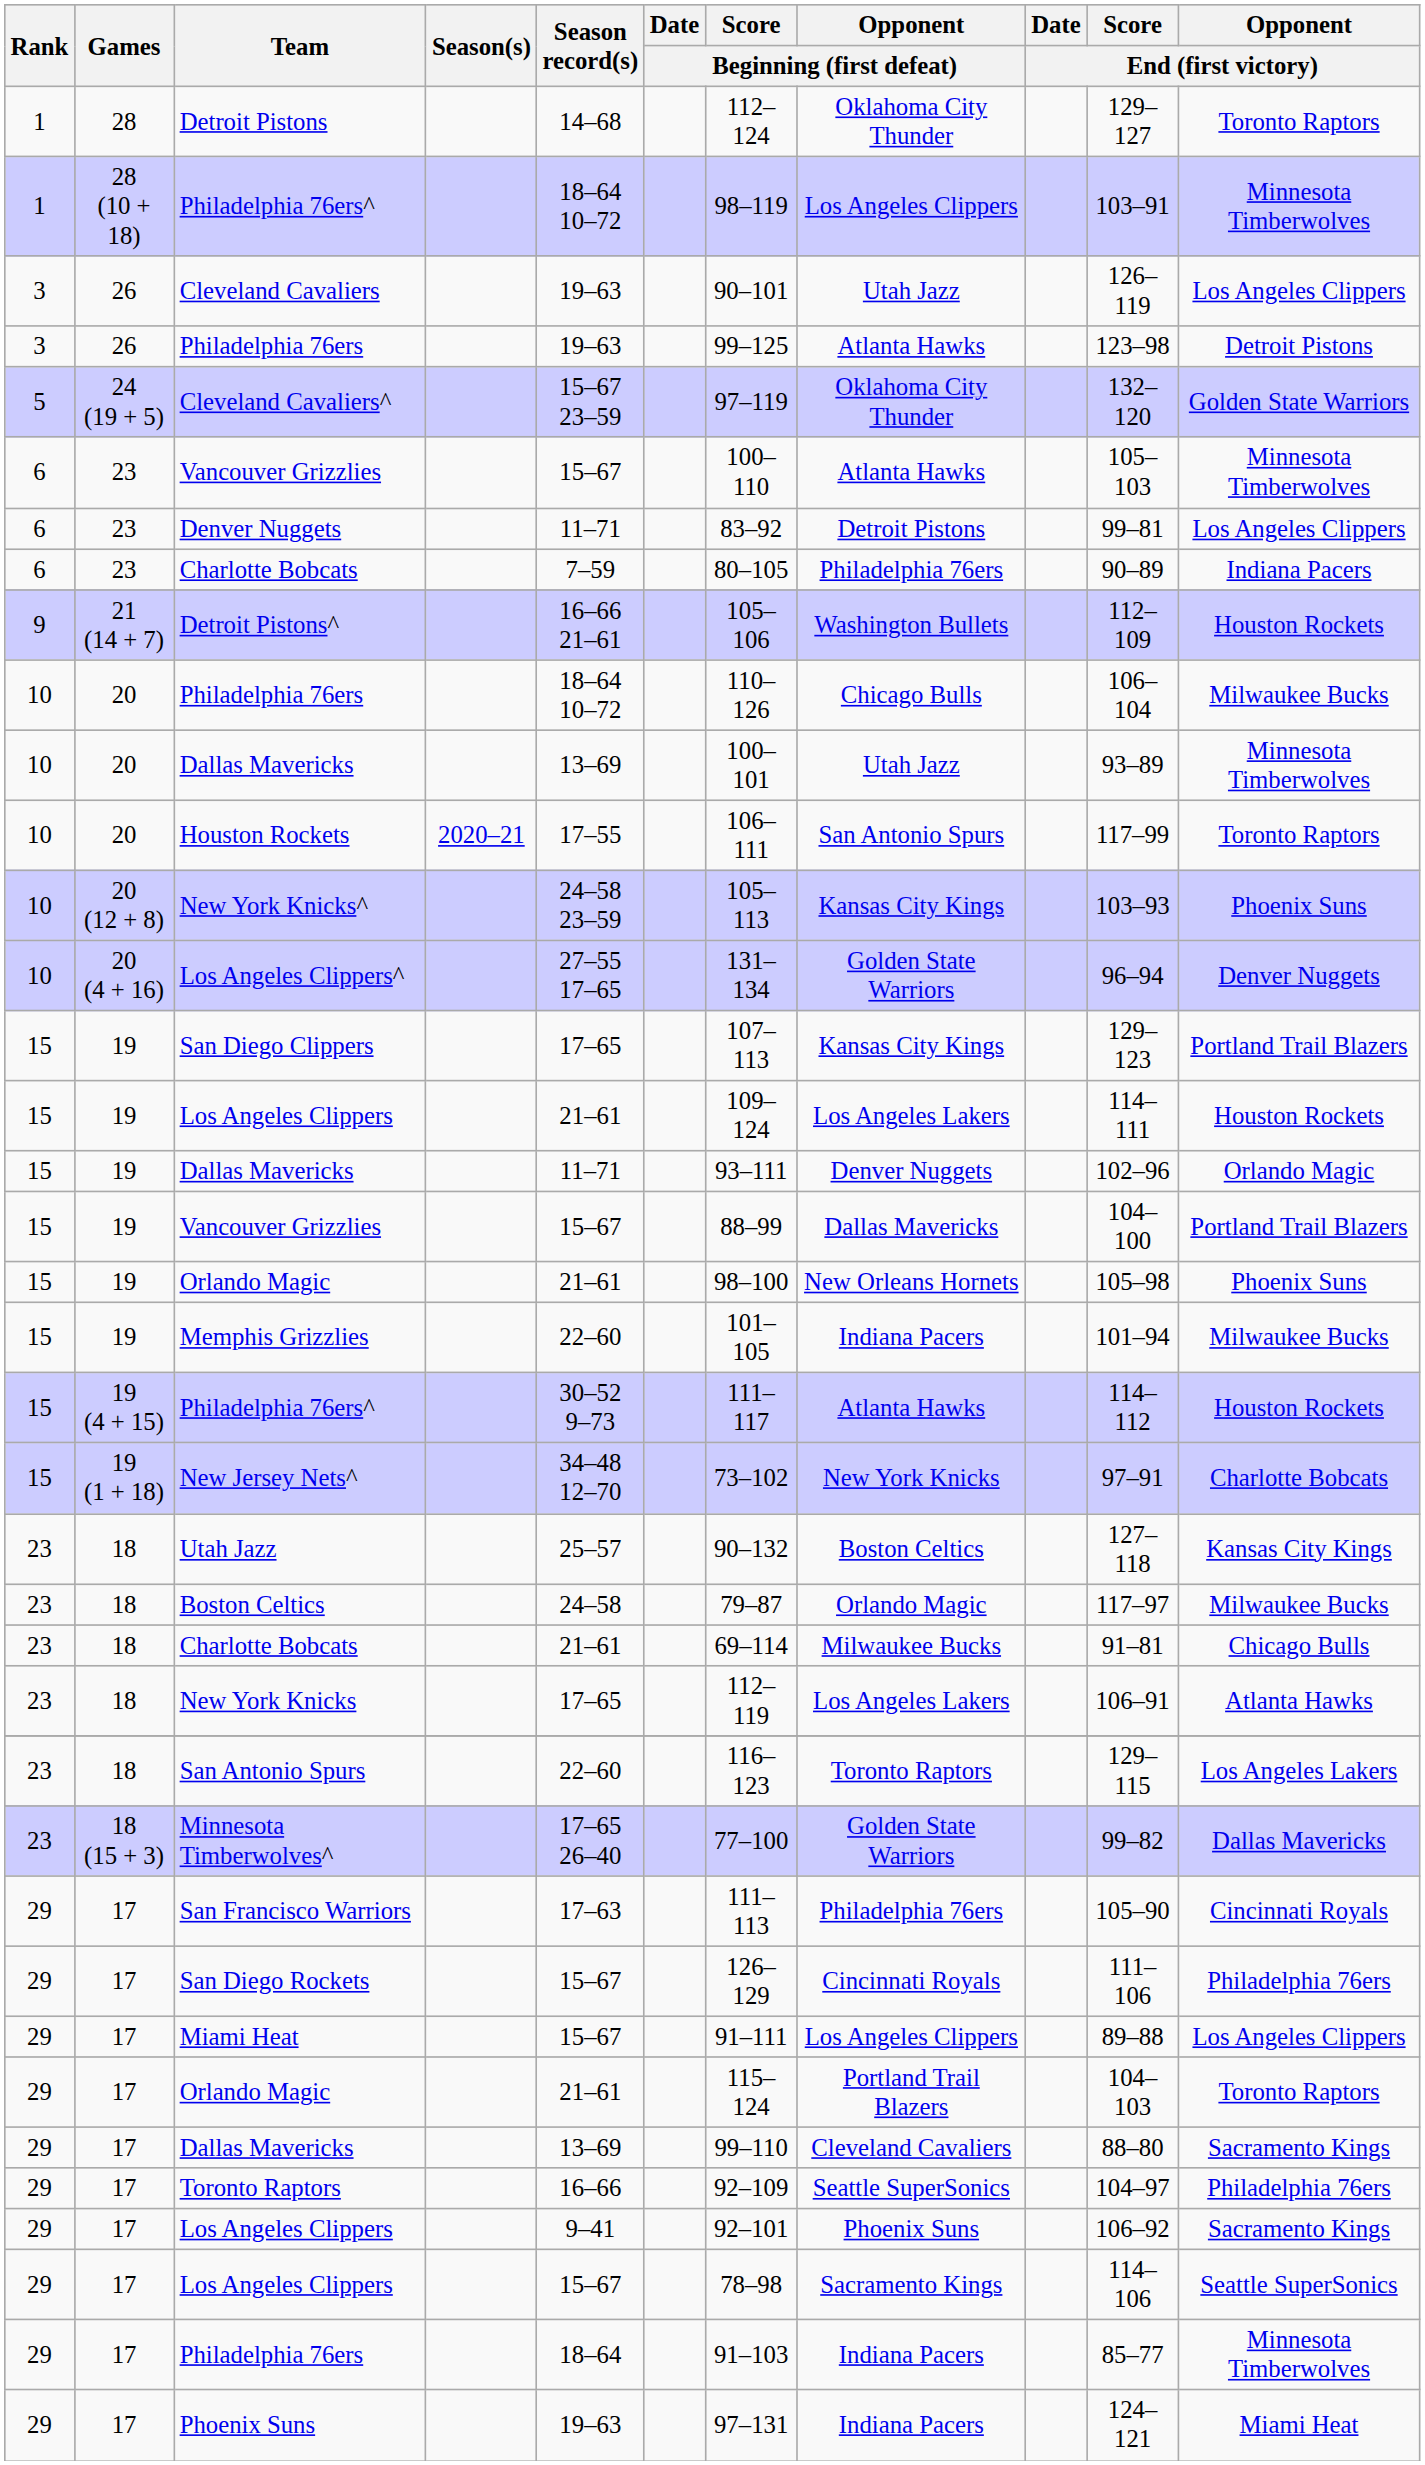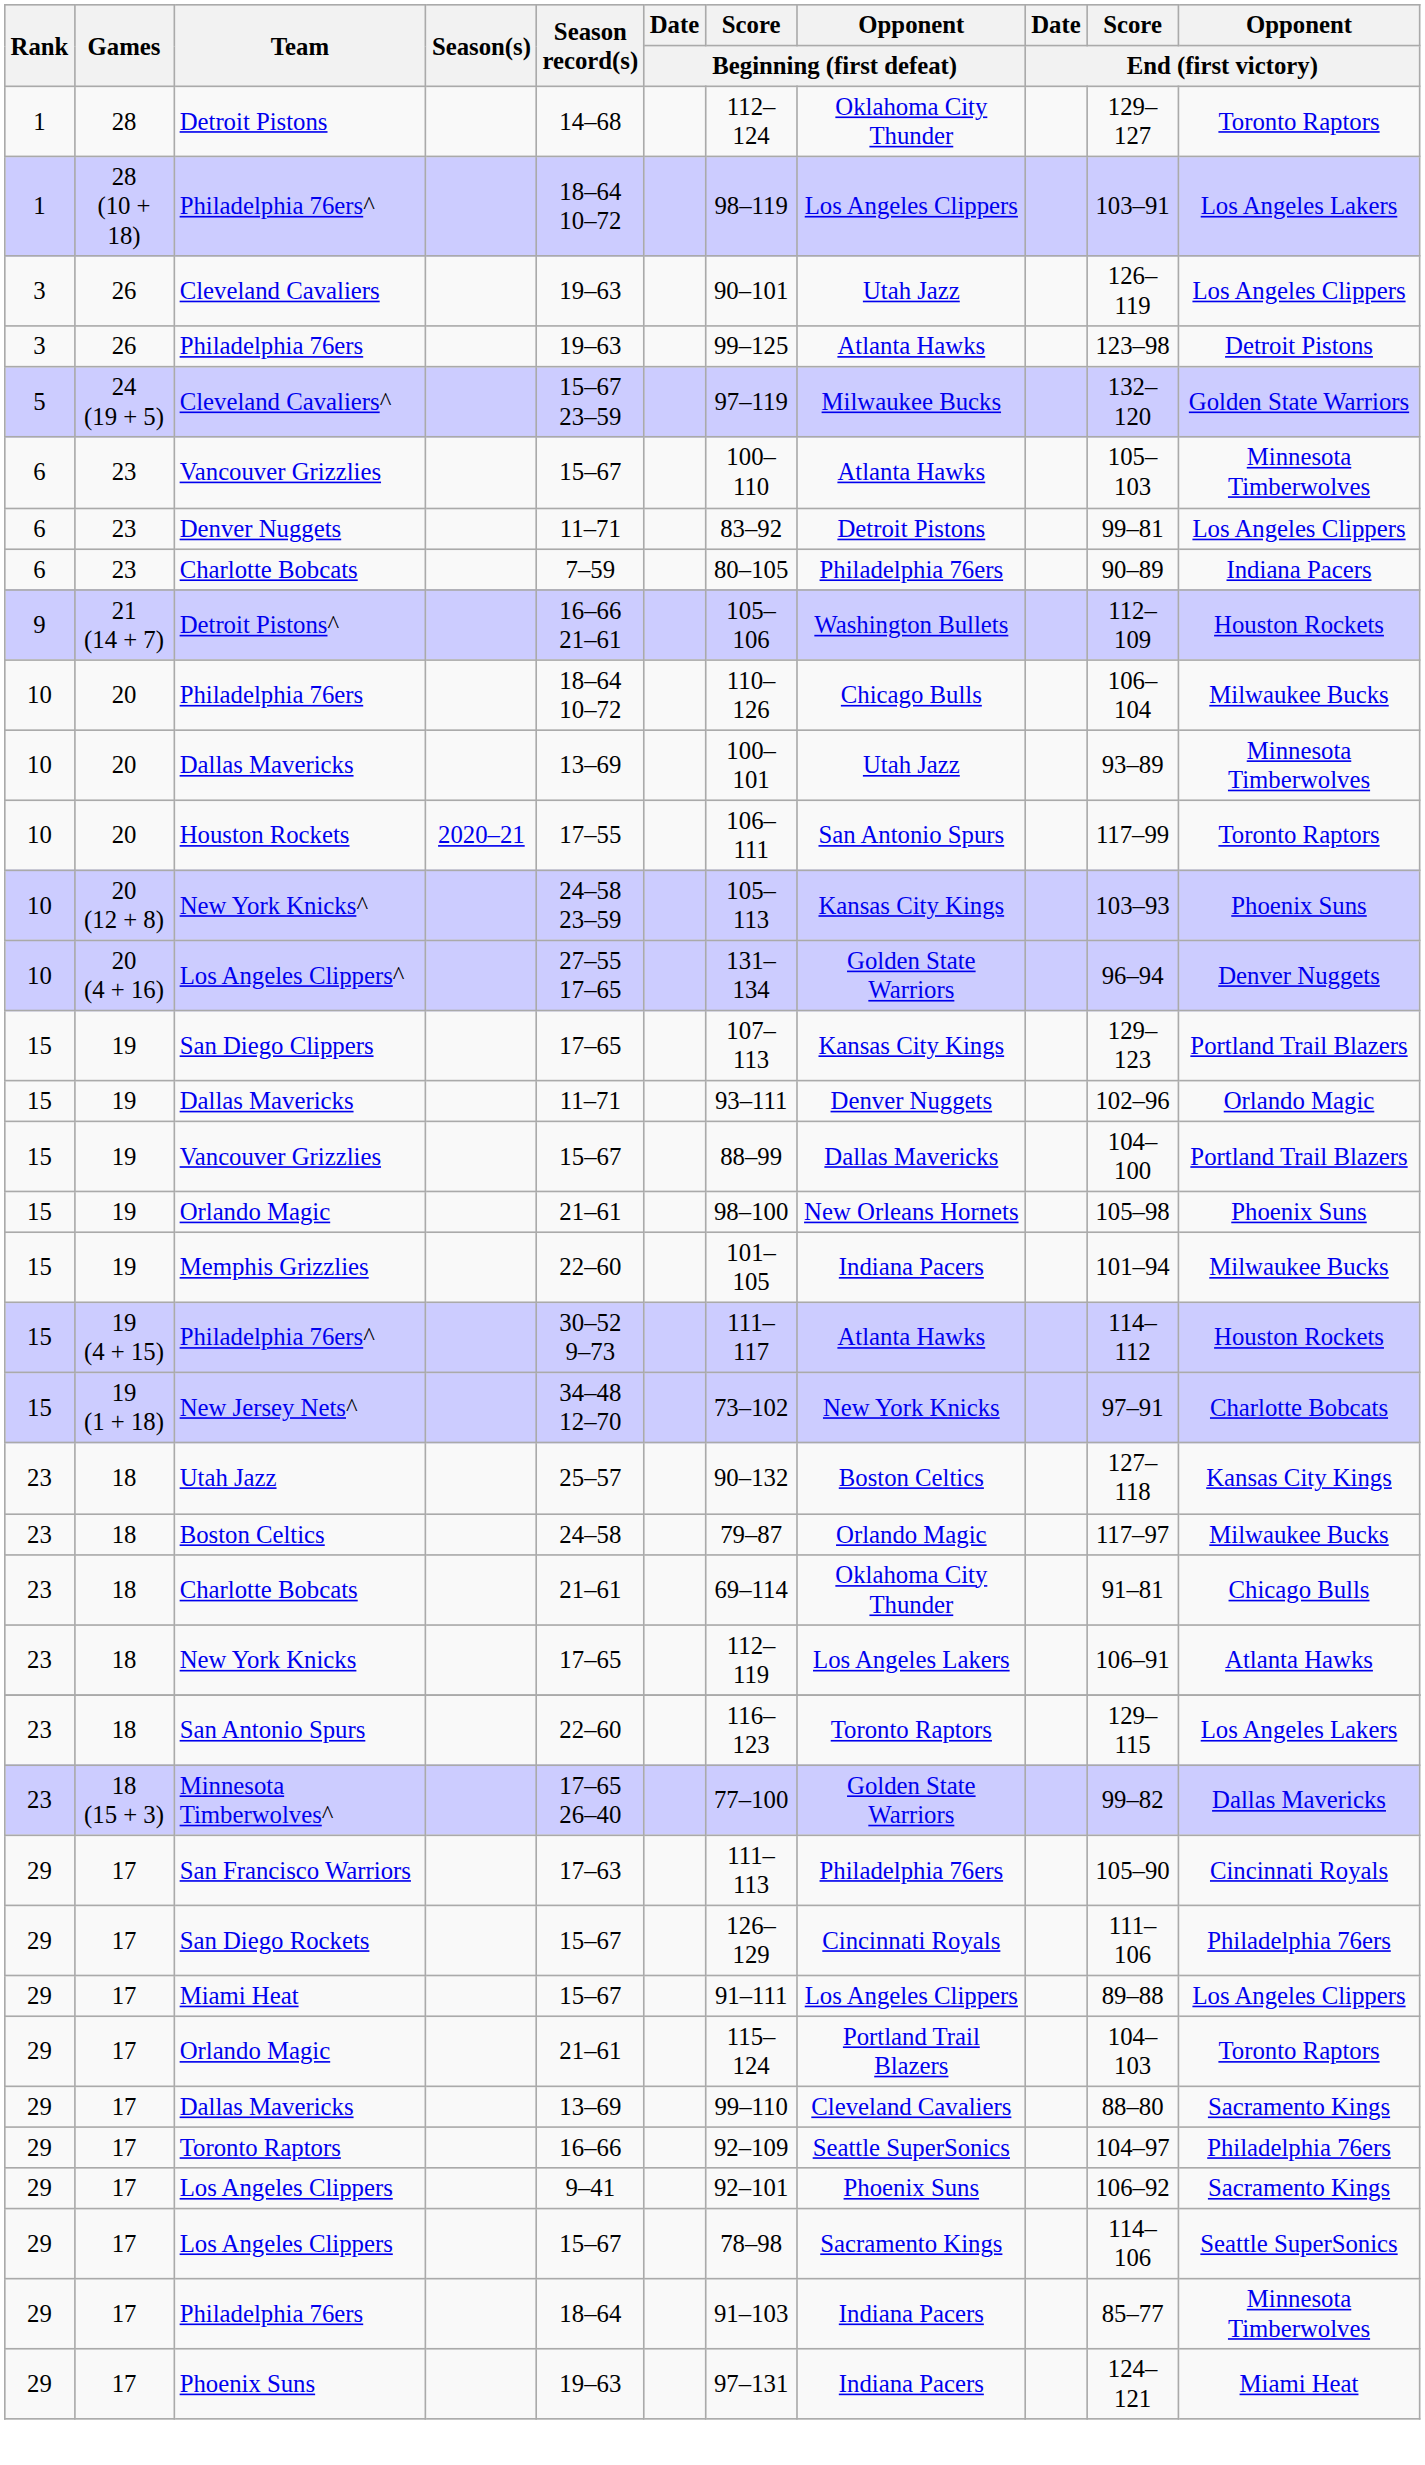(1299, 206) Minnesota Timberwolves -> (1299, 206) Los Angeles Lakers
(911, 402) Oklahoma City Thunder -> (911, 402) Milwaukee Bucks
- row: (124, 1115)
(911, 1644) Milwaukee Bucks -> (911, 1589) Oklahoma City Thunder
